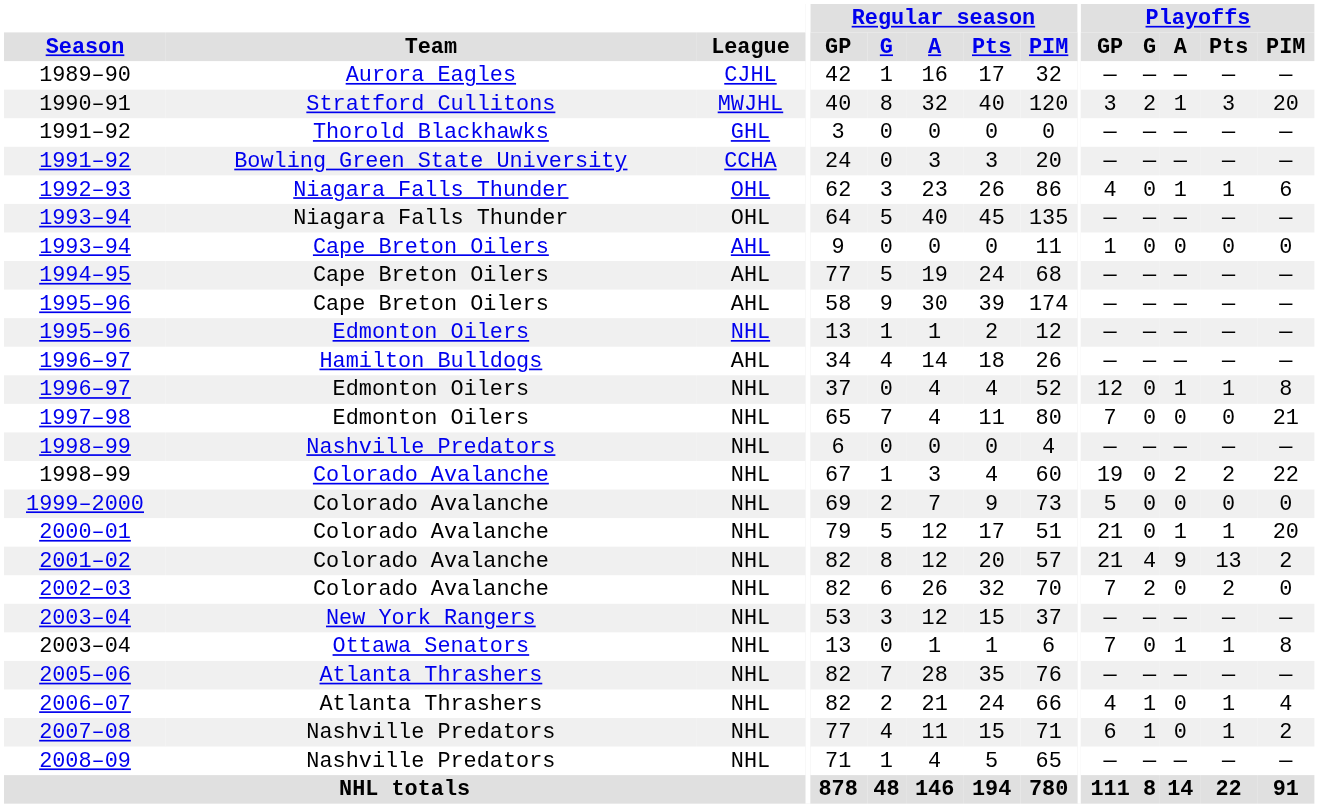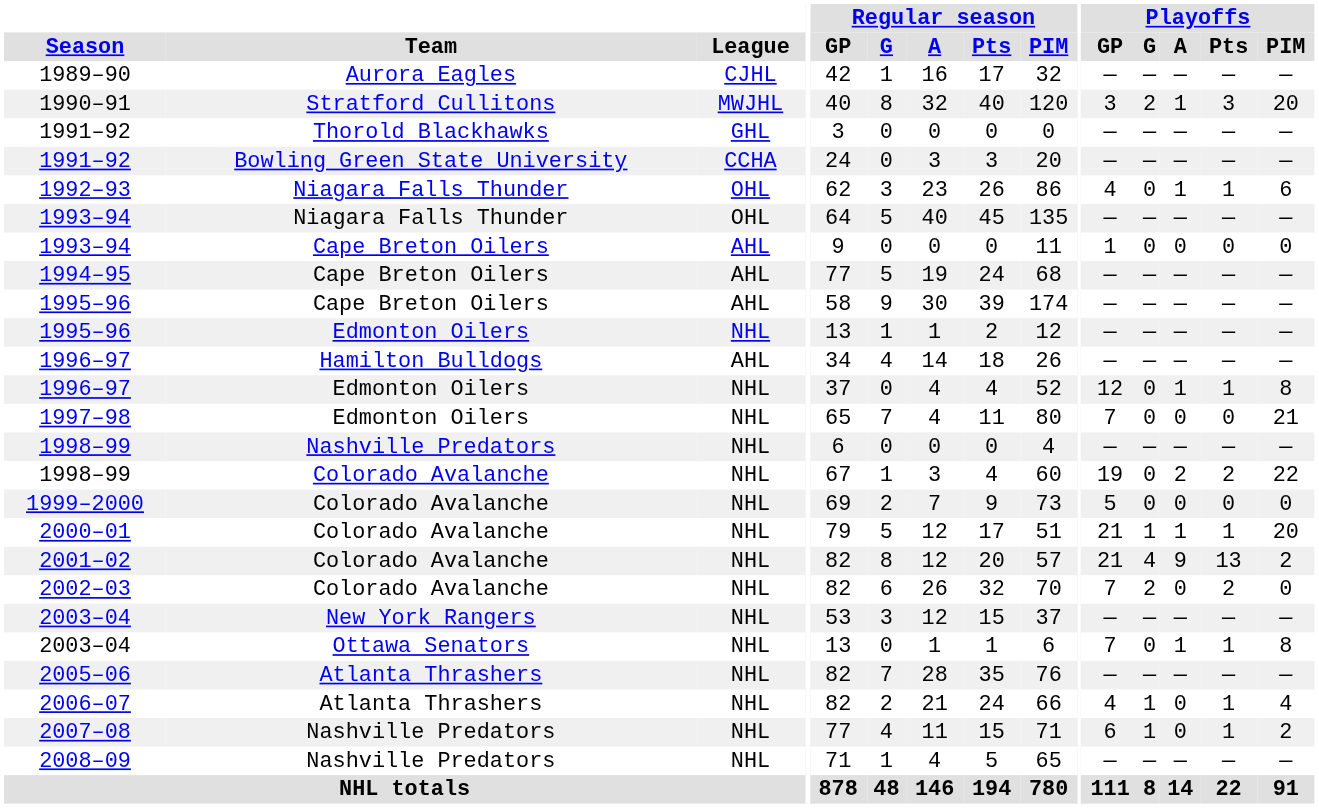(1150, 532) 0 -> (1150, 532) 1
